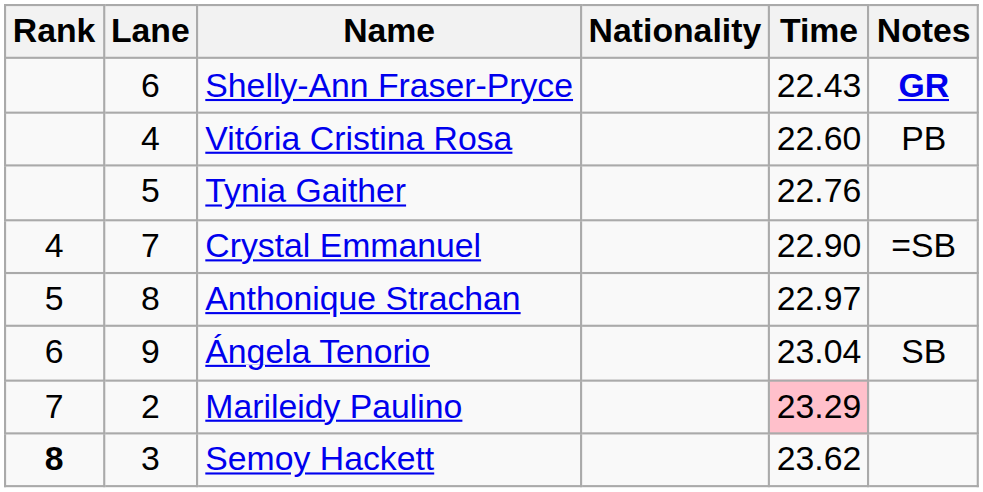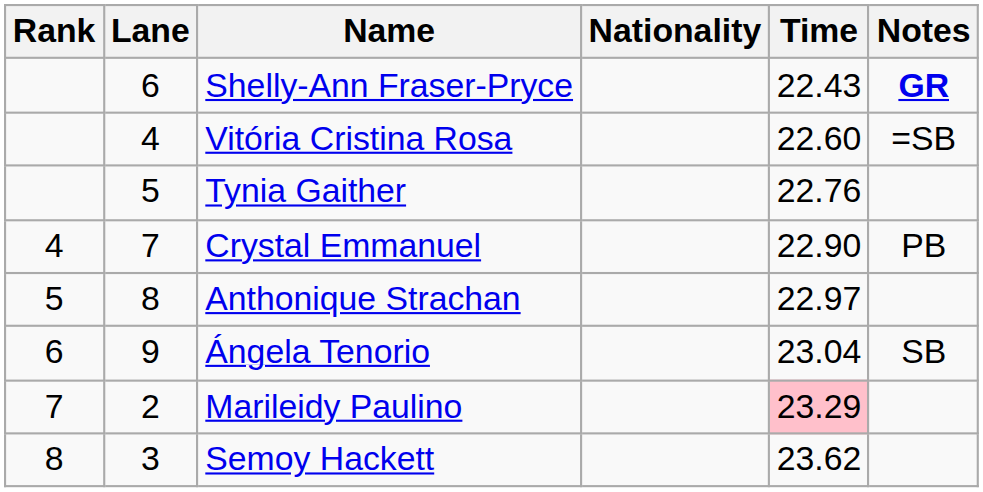(924, 138) PB -> (924, 138) =SB
(924, 245) =SB -> (924, 245) PB
(54, 459) bold -> (54, 459) normal
